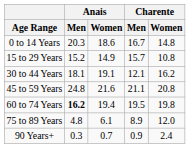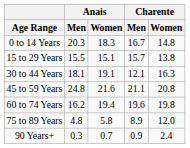(106, 43) 18.6 -> (106, 43) 18.3
(76, 58) 15.2 -> (76, 58) 15.5
(106, 58) 14.9 -> (106, 58) 15.1
(166, 58) 10.8 -> (166, 58) 13.8
(166, 74) 16.2 -> (166, 74) 16.3
(76, 105) bold -> (76, 105) normal
(136, 105) 19.5 -> (136, 105) 19.6
(106, 120) 6.1 -> (106, 120) 5.8
